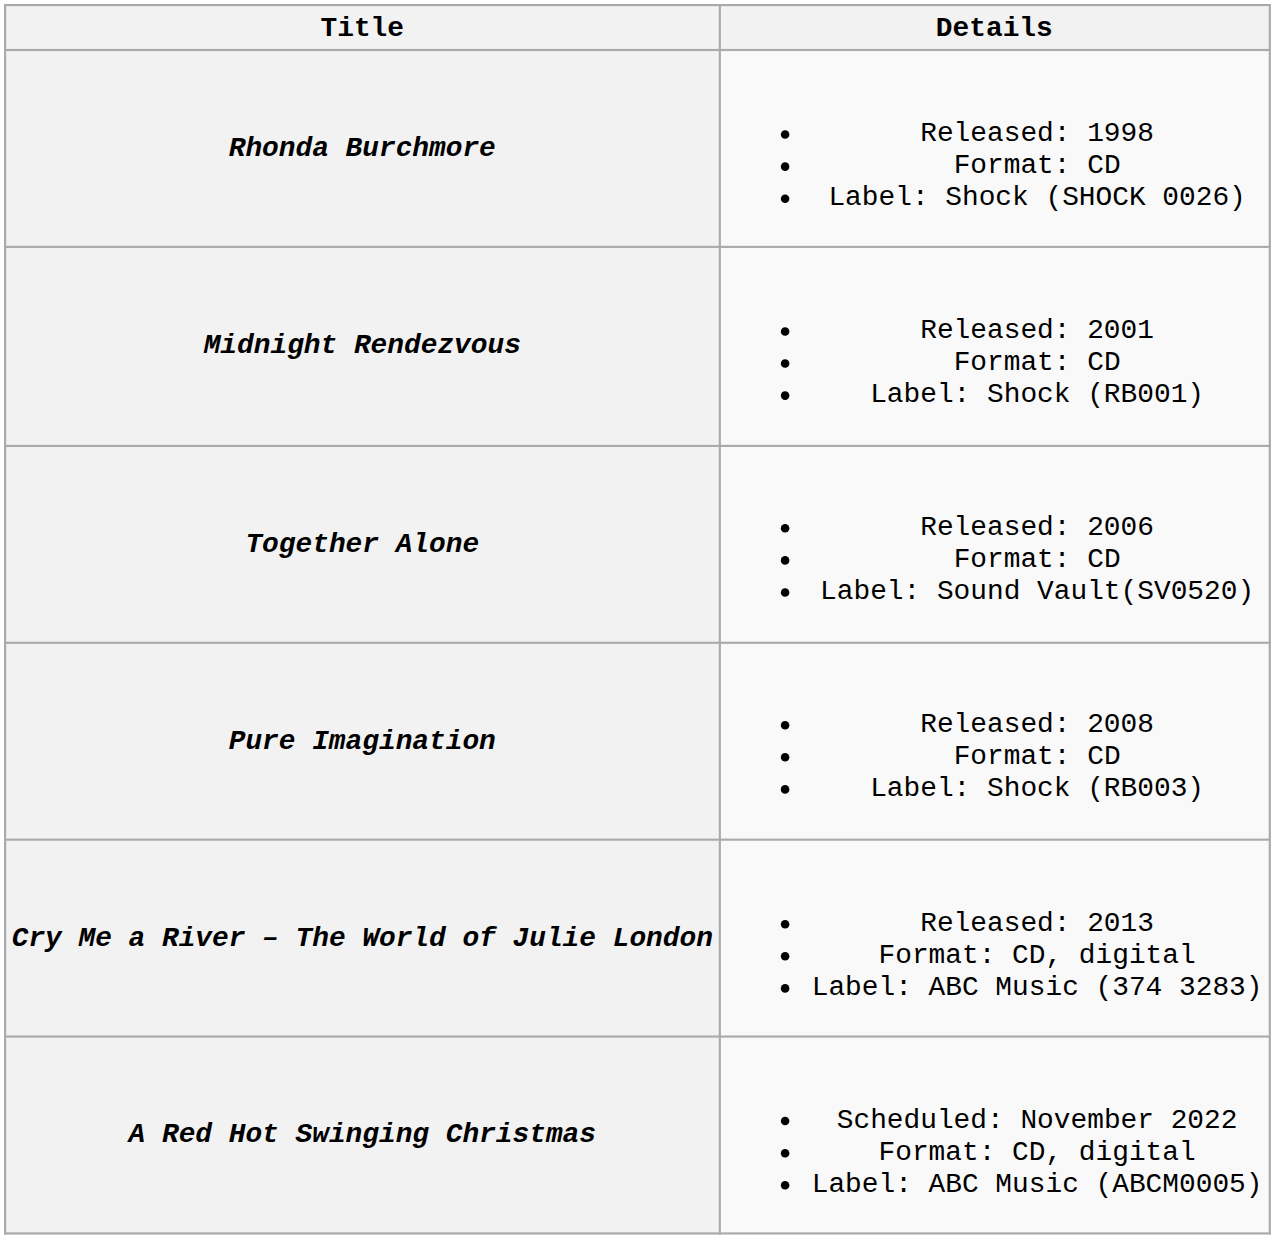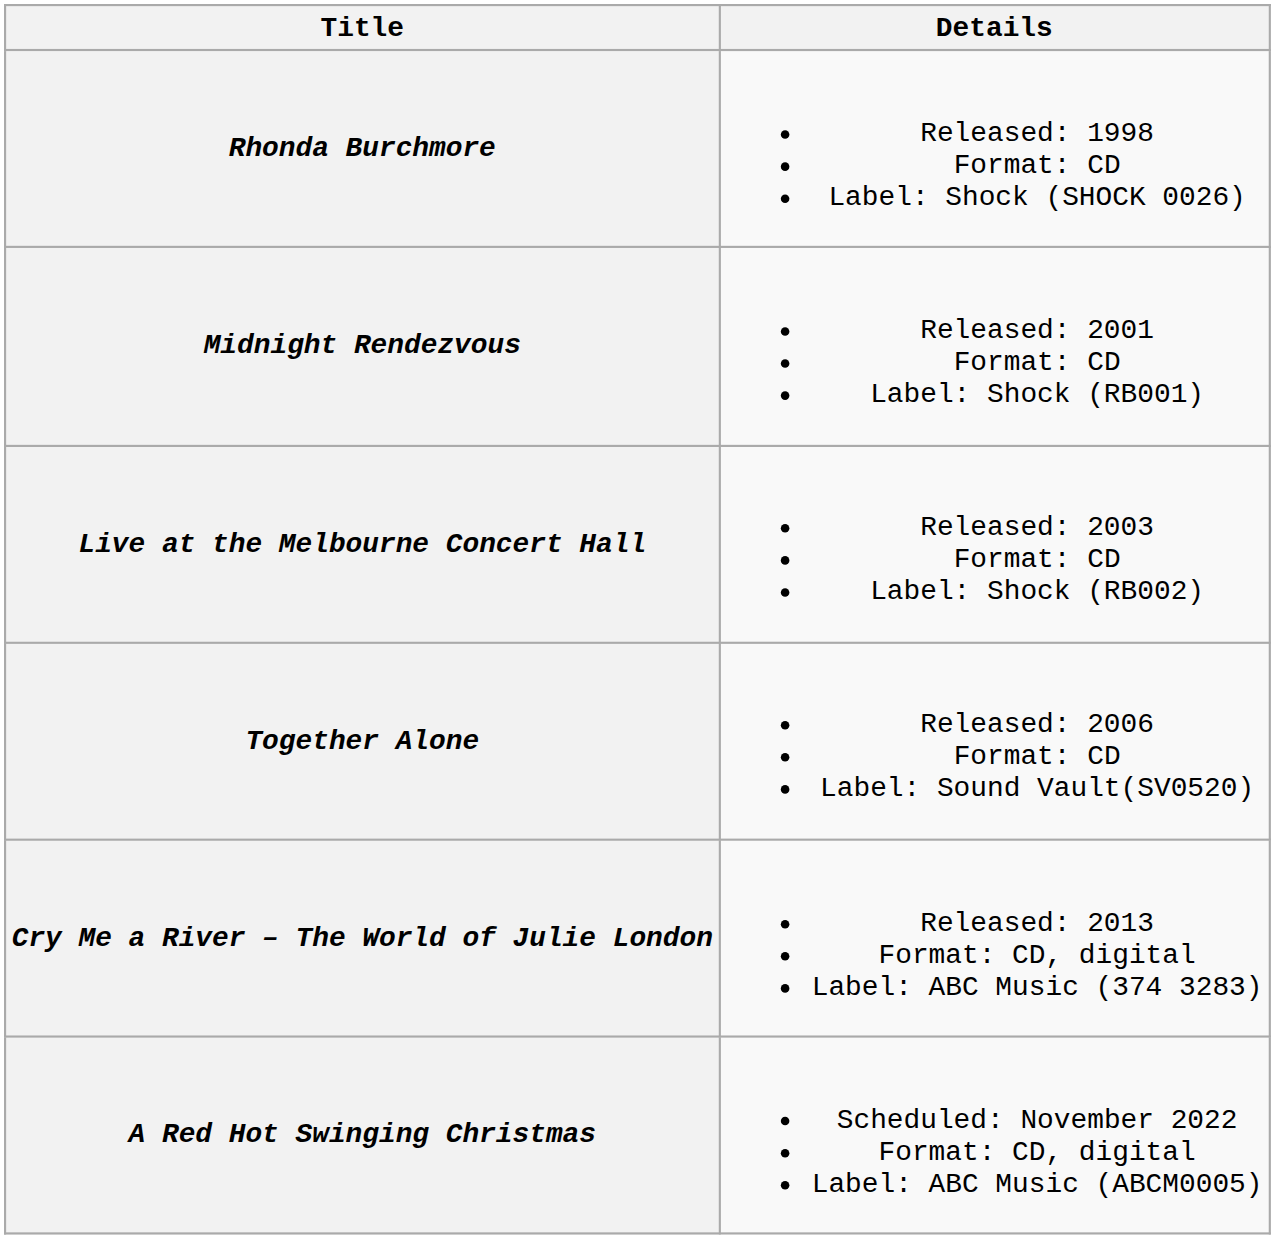+ row: (362, 544)
- row: (362, 741)
